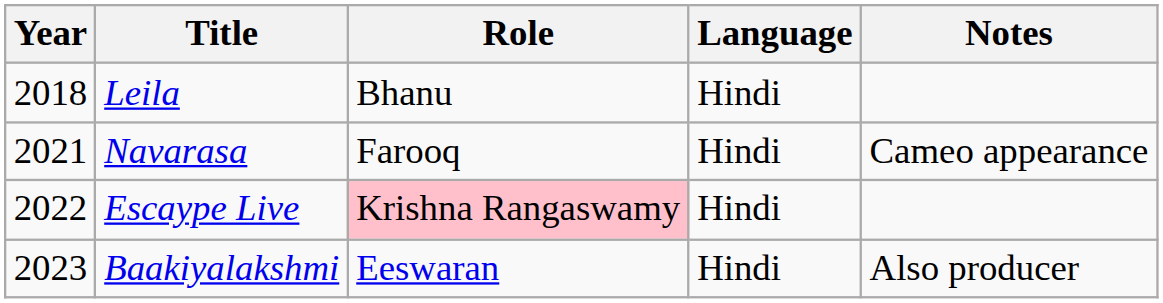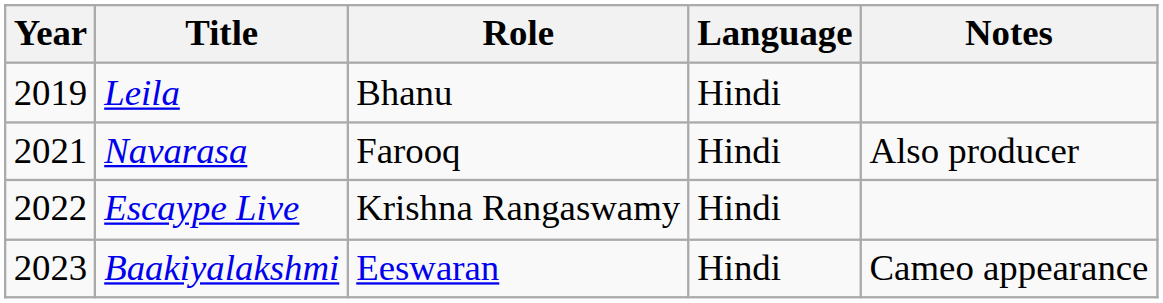(50, 92) 2018 -> (50, 92) 2019
(1009, 150) Cameo appearance -> (974, 150) Also producer
(518, 208) pink background -> (518, 208) no background
(974, 267) Also producer -> (1009, 267) Cameo appearance
